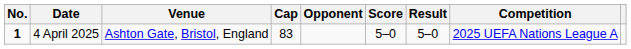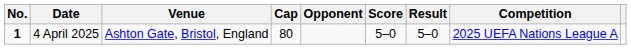(286, 34) 83 -> (286, 34) 80
